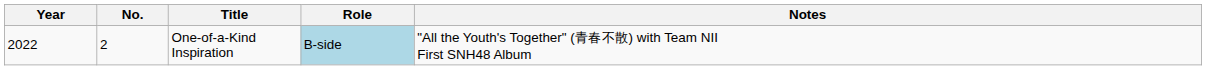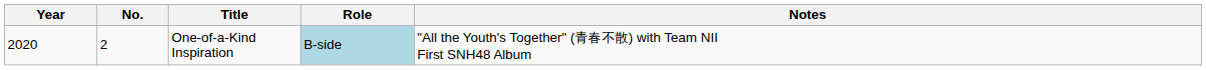(22, 45) 2022 -> (22, 45) 2020
